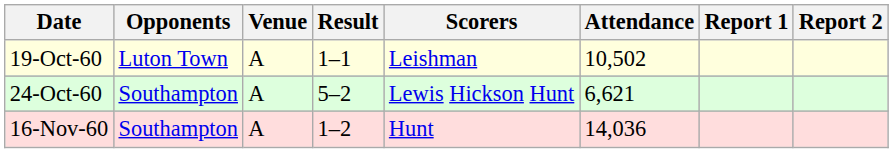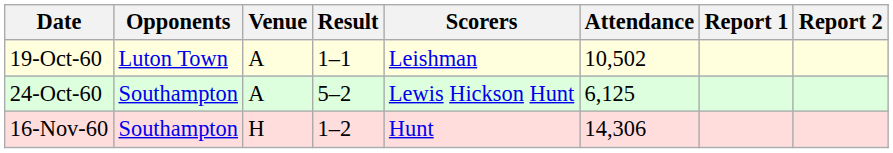(610, 93) 6,621 -> (610, 93) 6,125
(256, 128) A -> (256, 128) H
(615, 128) 14,036 -> (615, 128) 14,306
